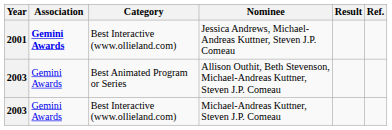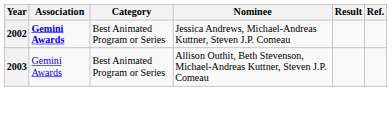(17, 39) 2001 -> (17, 34) 2002
(134, 39) Best Interactive (www.ollieland.com) -> (129, 34) Best Animated Program or Series
- row: (254, 111)
